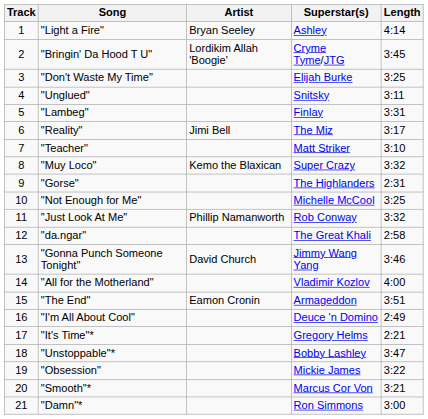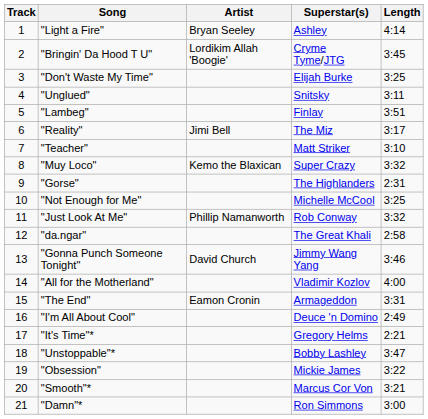(395, 113) 3:31 -> (395, 113) 3:51
(395, 300) 3:51 -> (395, 300) 3:31
